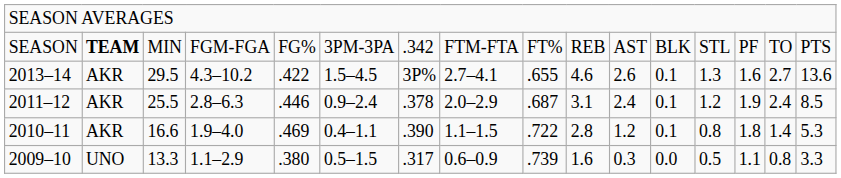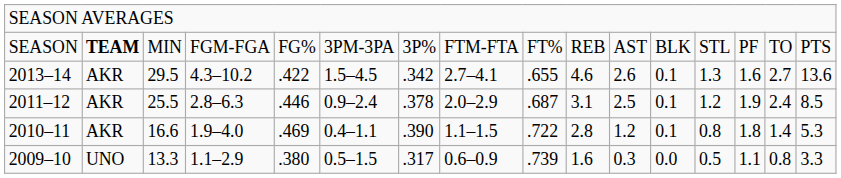(418, 46) .342 -> (419, 46) 3P%
(419, 74) 3P% -> (418, 74) .342
(625, 103) 2.4 -> (625, 103) 2.5
